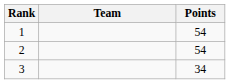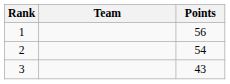(200, 32) 54 -> (200, 32) 56
(200, 69) 34 -> (200, 69) 43
